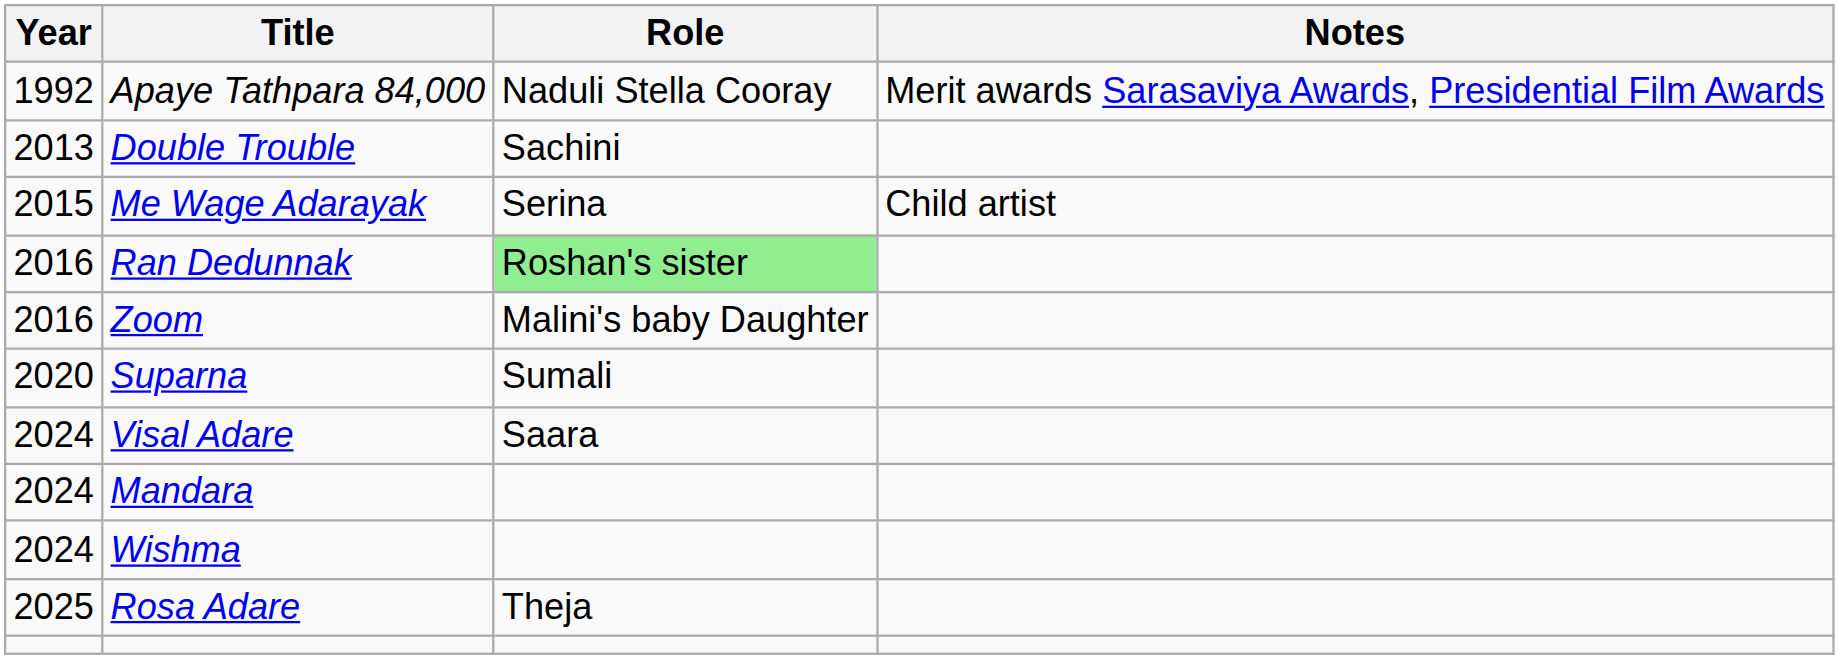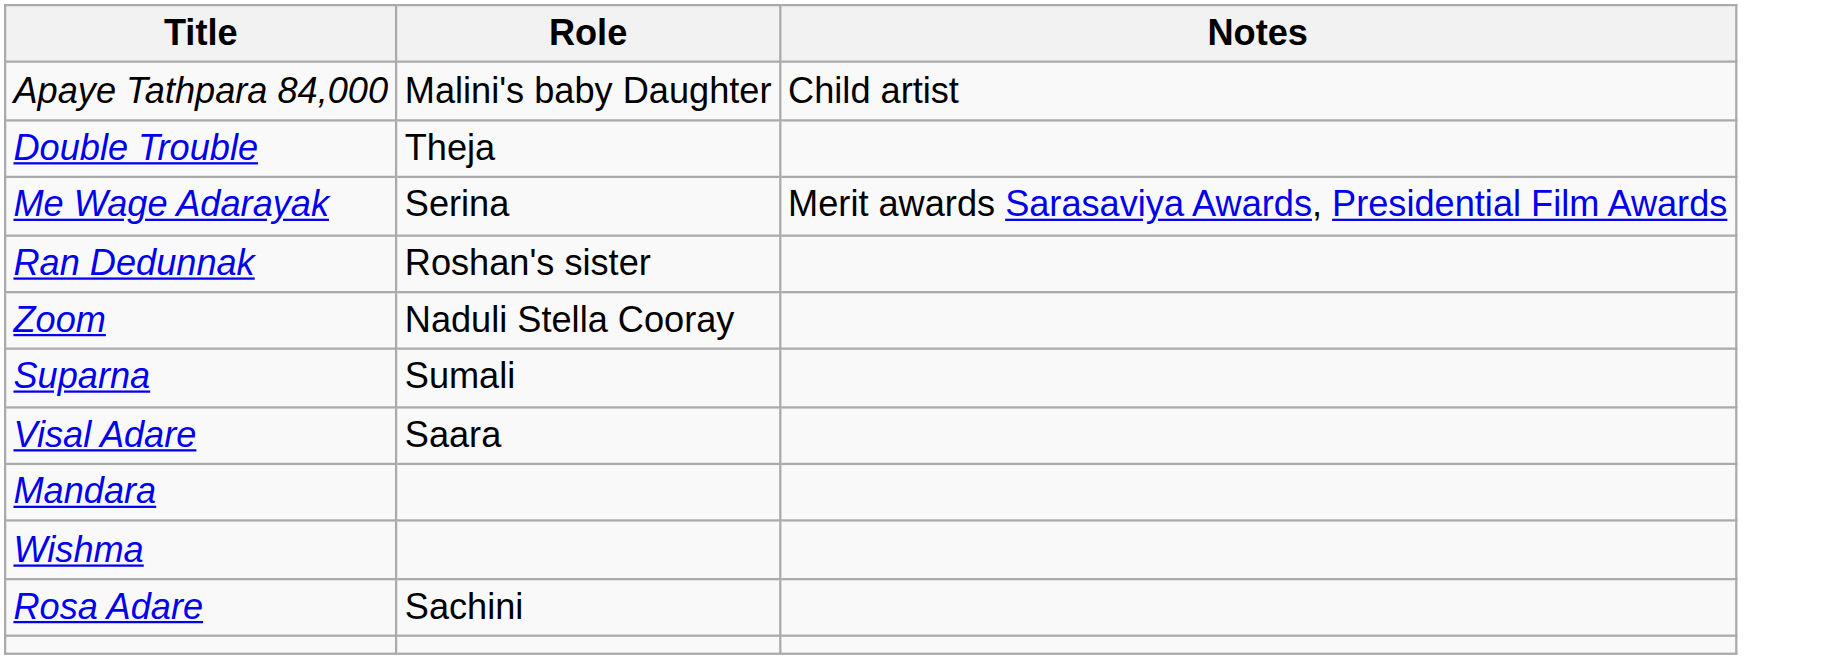- column: (54, 33)
(667, 90) Naduli Stella Cooray -> (588, 90) Malini's baby Daughter
(1355, 90) Merit awards Sarasaviya Awards, Presidential Film Awards -> (874, 90) Child artist
(561, 147) Sachini -> (450, 147) Theja
(971, 205) Child artist -> (1258, 205) Merit awards Sarasaviya Awards, Presidential Film Awards
(625, 262) lightgreen background -> (528, 262) no background
(685, 319) Malini's baby Daughter -> (570, 319) Naduli Stella Cooray
(547, 606) Theja -> (464, 606) Sachini
